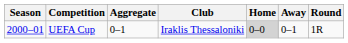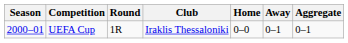columns swapped: (326, 12) <-> (133, 12)
(257, 29) lightgrey background -> (241, 29) no background
